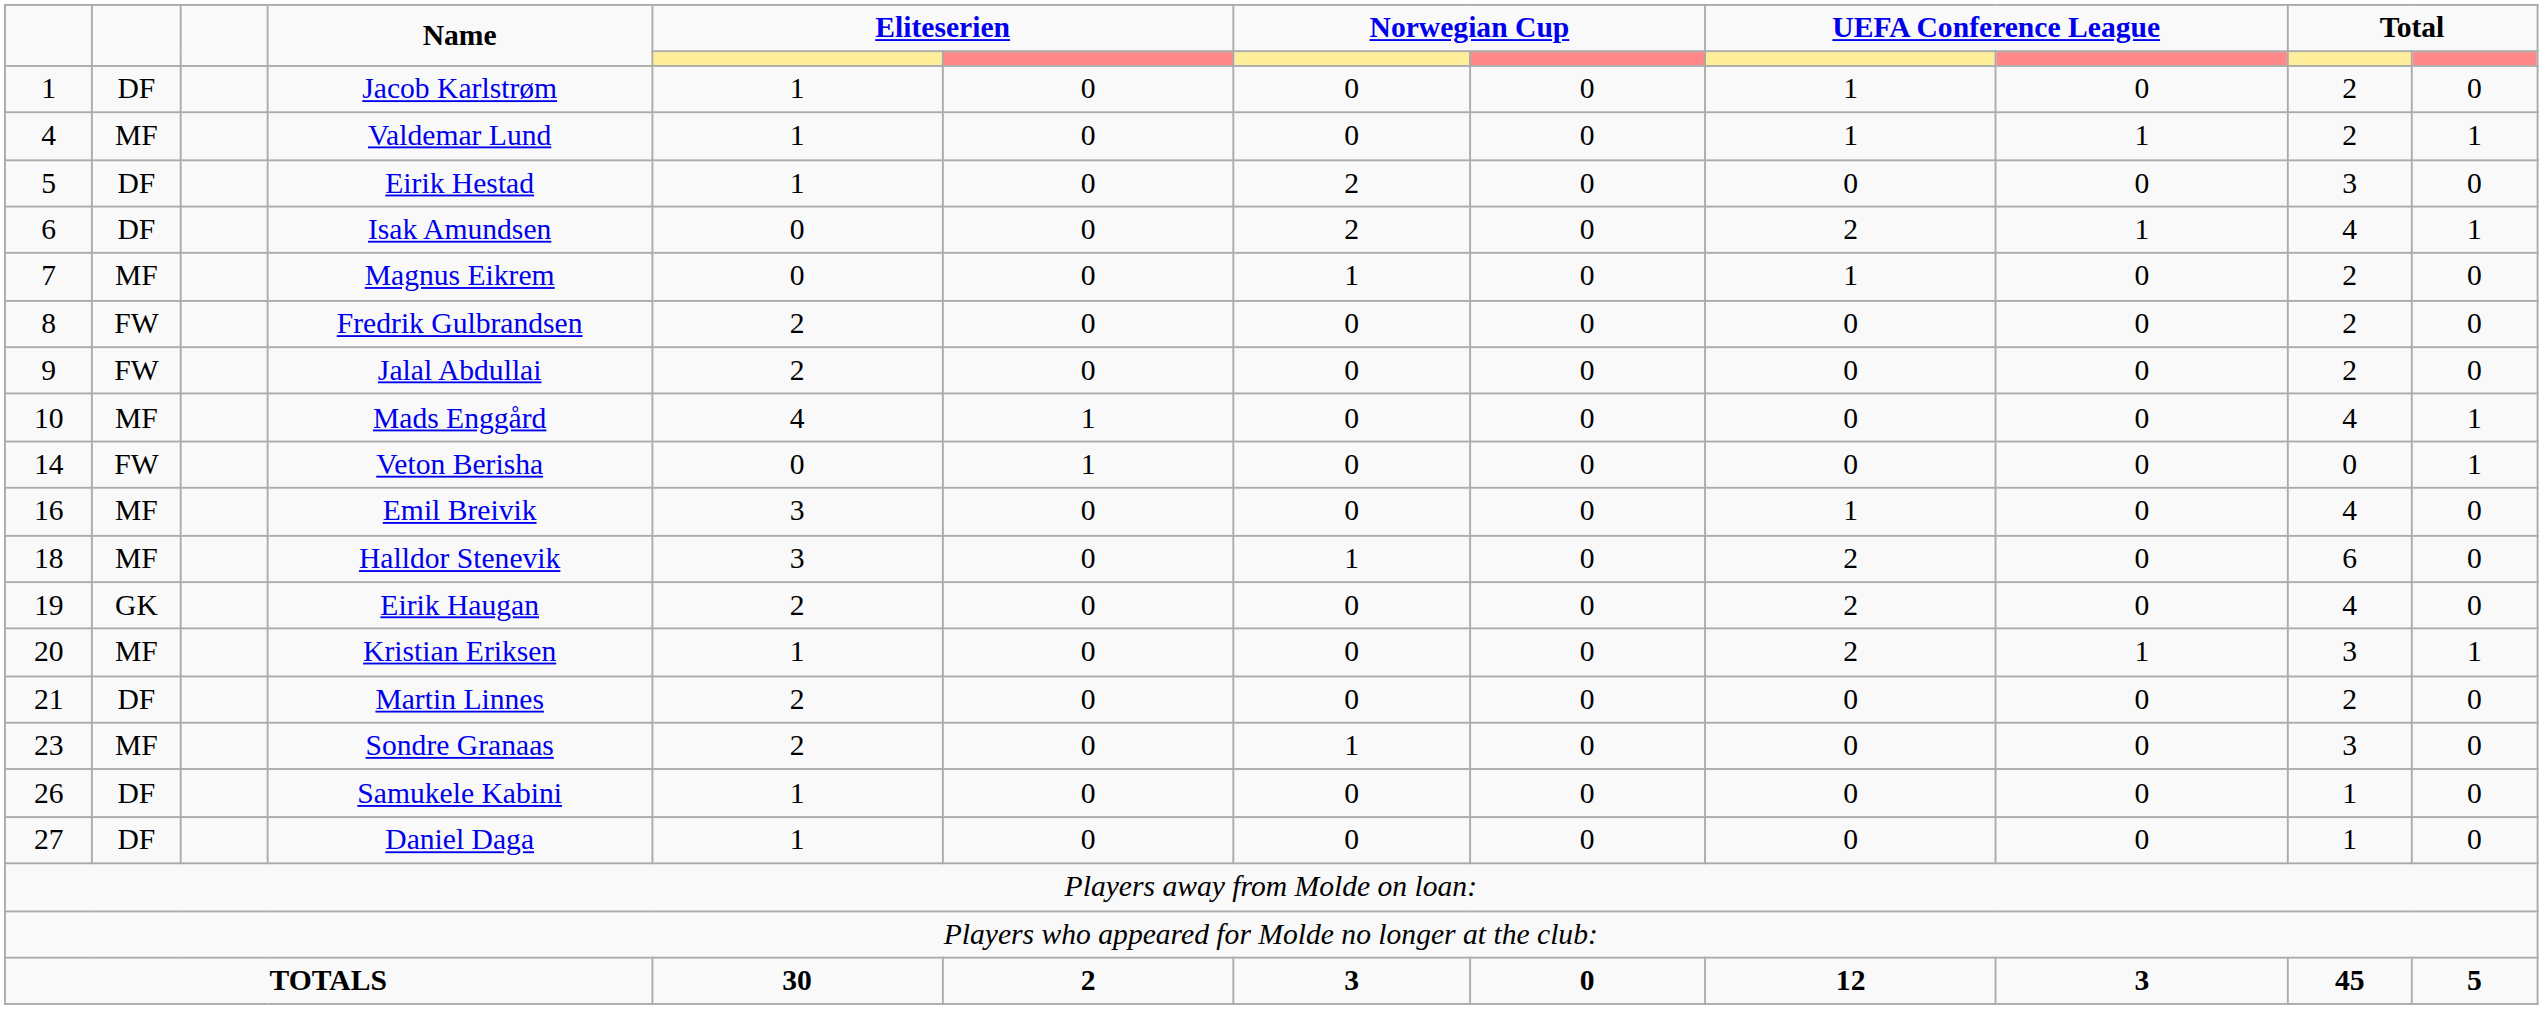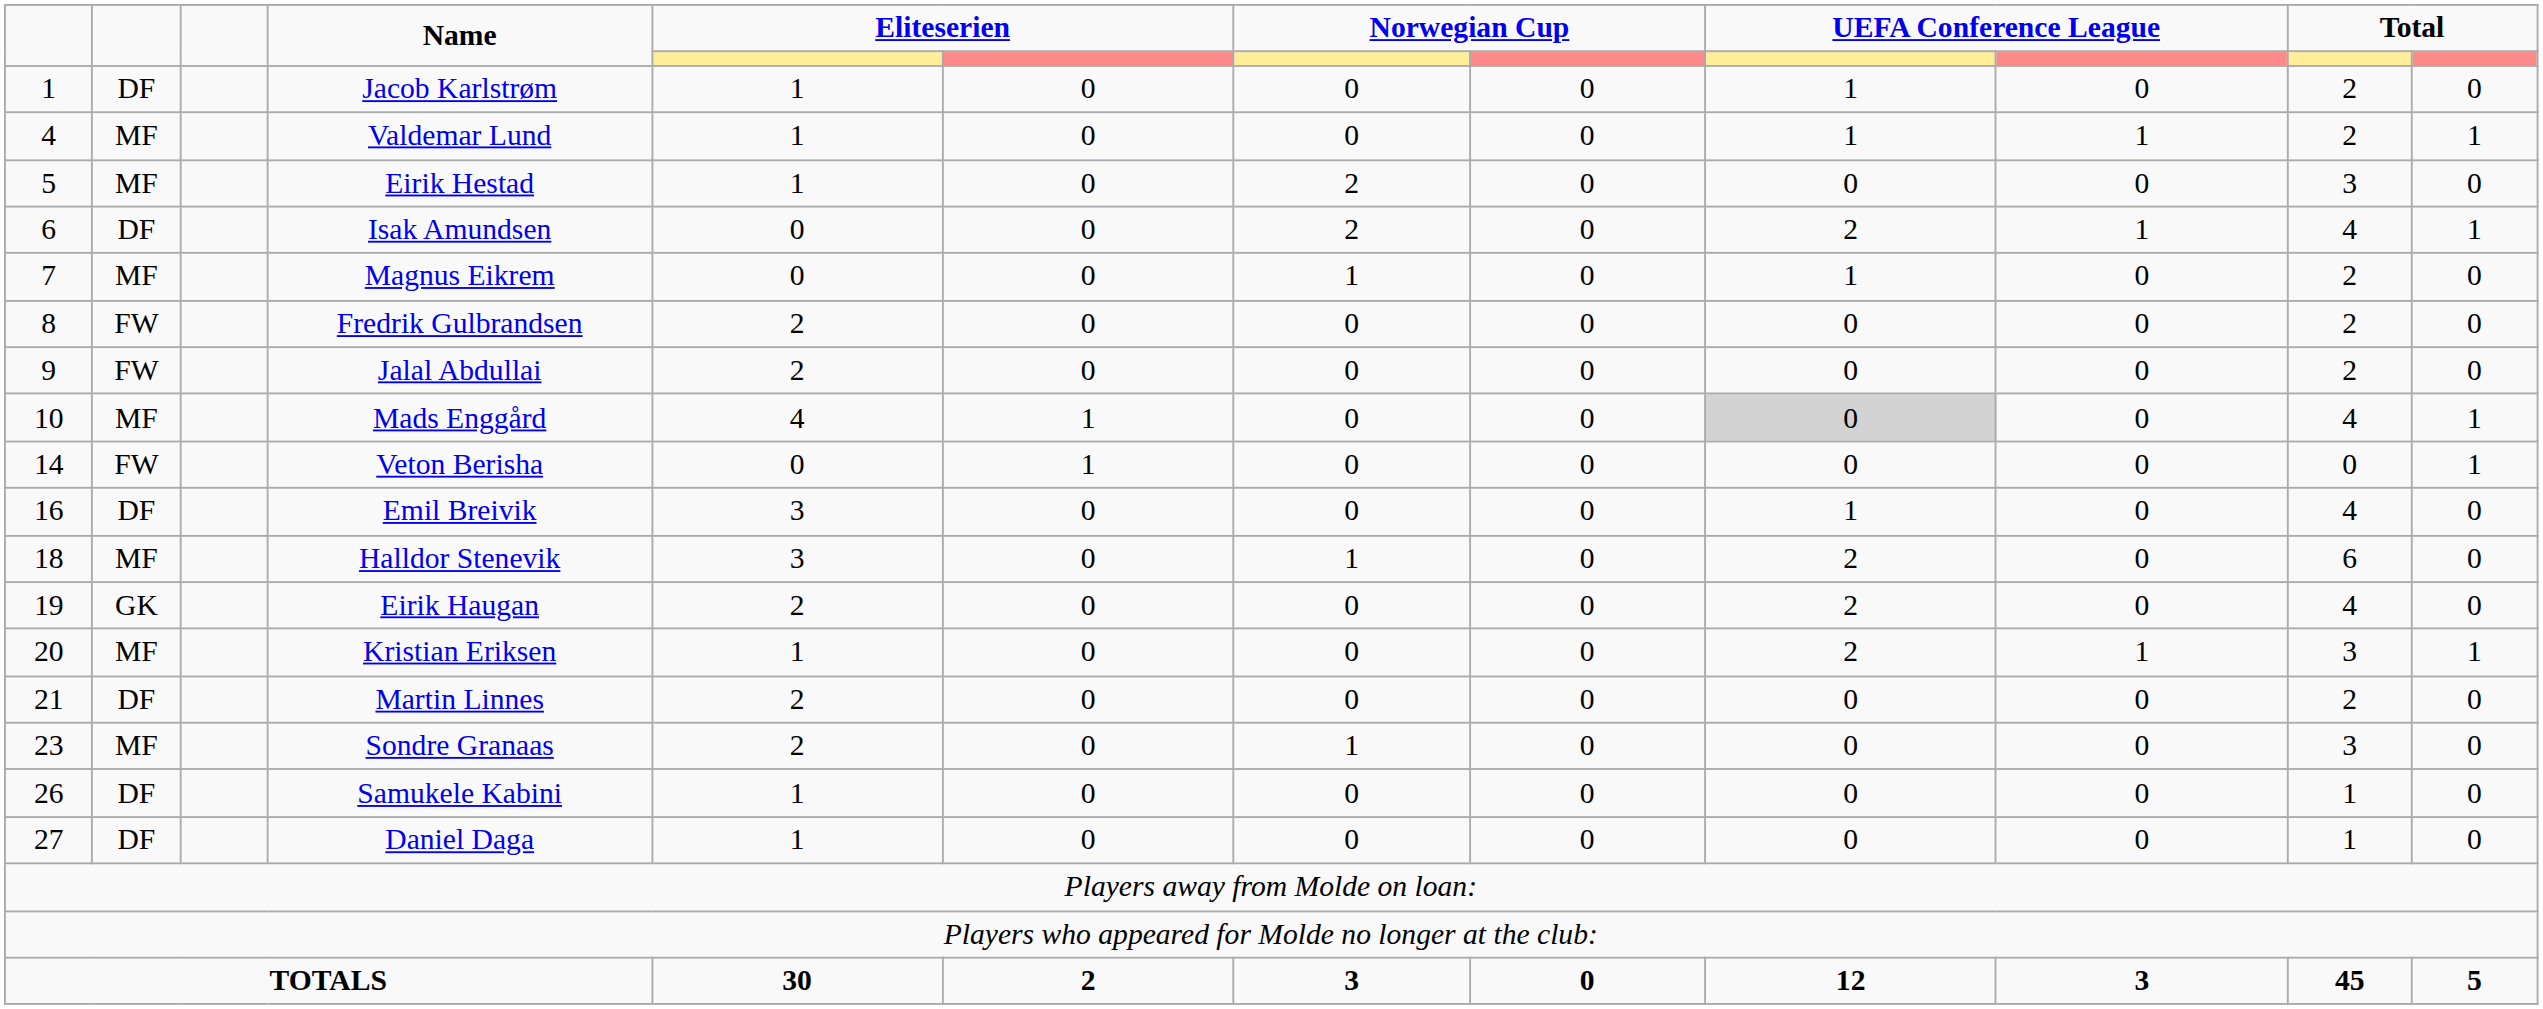(136, 182) DF -> (136, 182) MF
(1851, 417) no background -> (1851, 417) lightgrey background
(136, 511) MF -> (136, 511) DF
